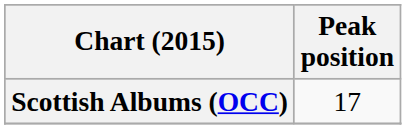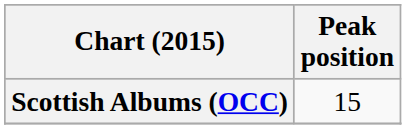(347, 100) 17 -> (347, 100) 15
